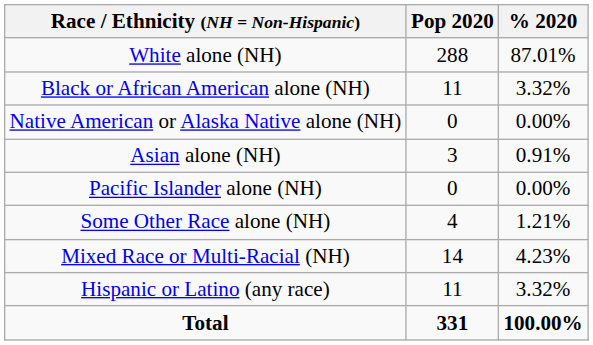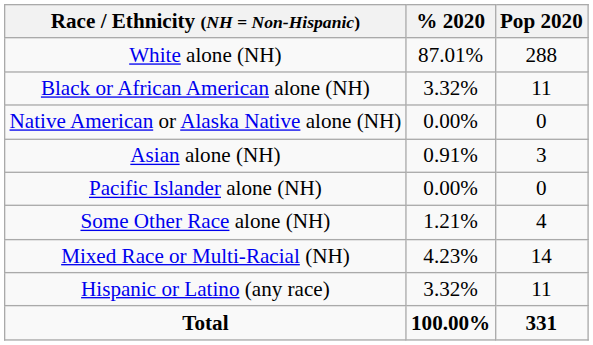columns swapped: (452, 21) <-> (543, 21)
